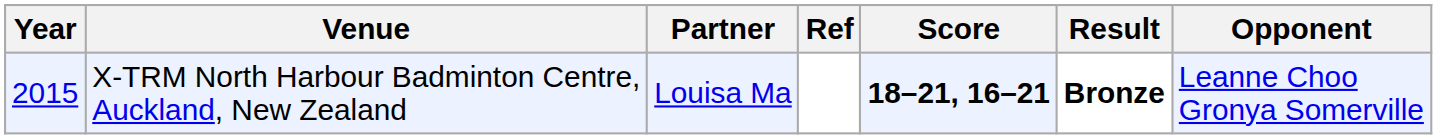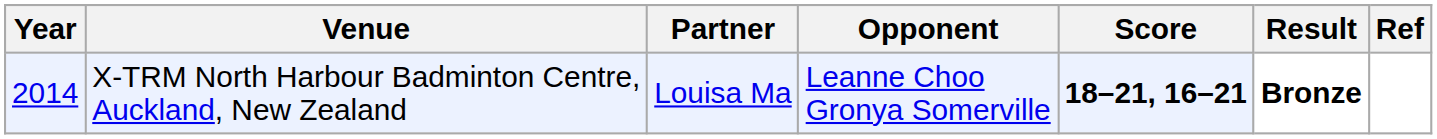columns swapped: (1301, 29) <-> (830, 29)
(45, 93) 2015 -> (45, 93) 2014
